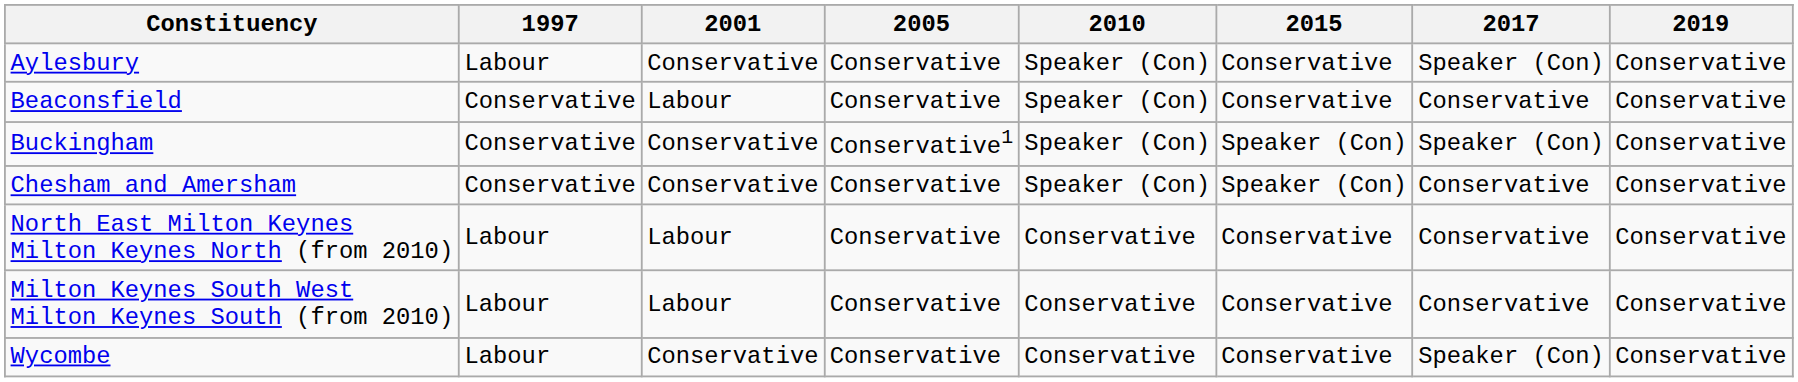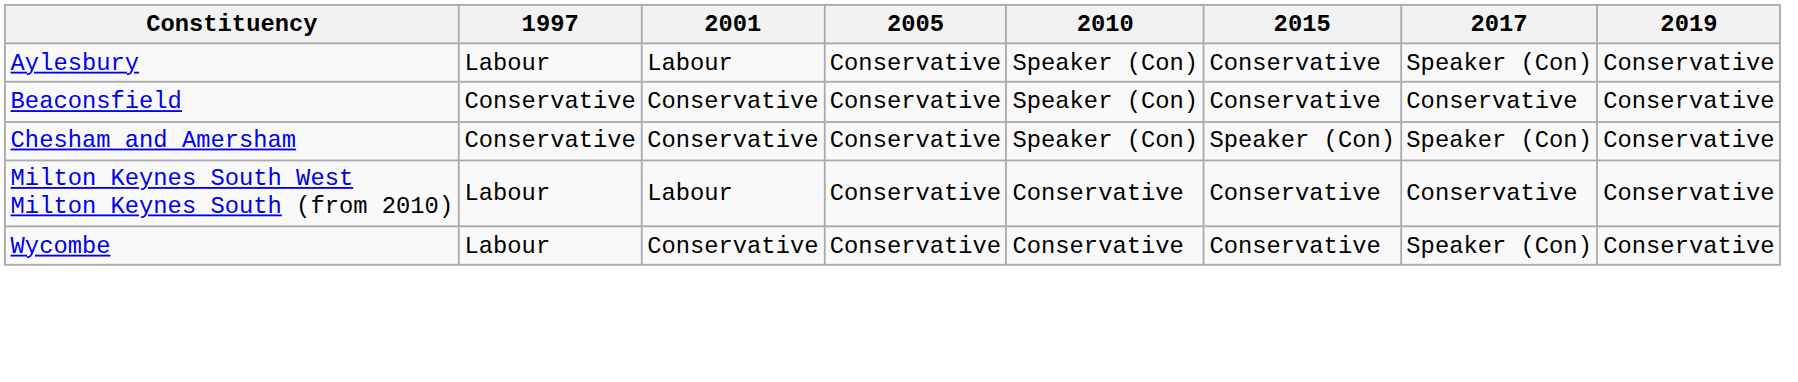(733, 63) Conservative -> (690, 63) Labour
(690, 102) Labour -> (733, 102) Conservative
- row: (82, 144)
(1504, 185) Conservative -> (1499, 141) Speaker (Con)
- row: (232, 238)
